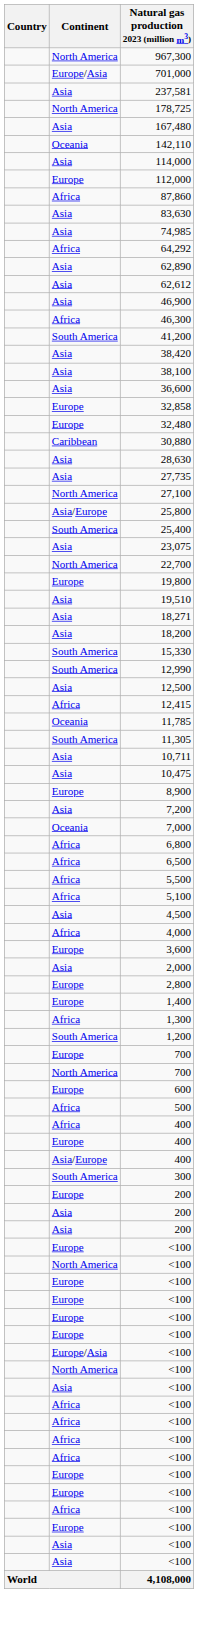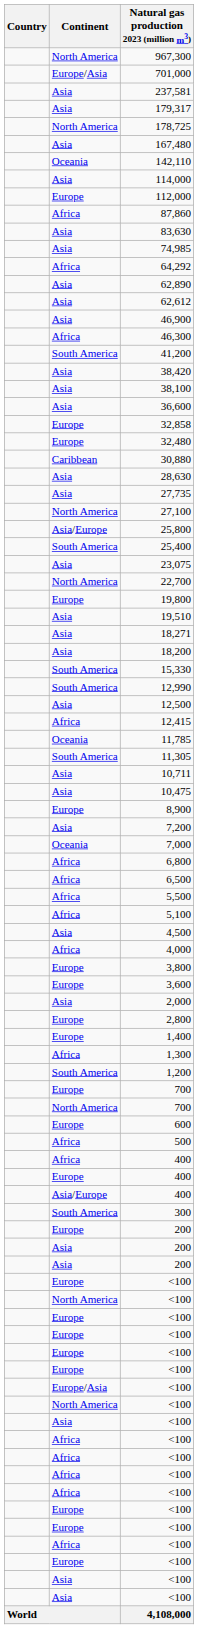+ row: (62, 109)
+ row: (68, 967)
